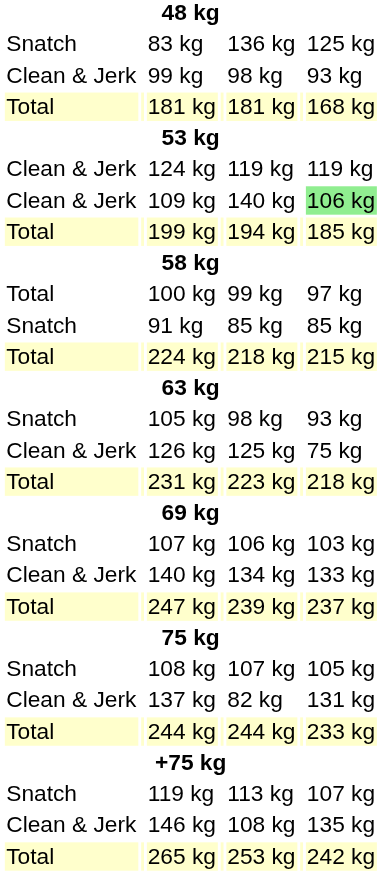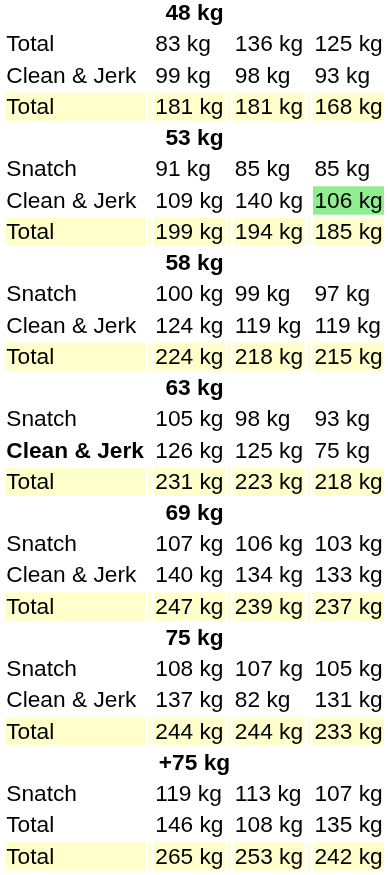(42, 44) Snatch -> (30, 44) Total
rows swapped: (175, 325) <-> (182, 169)
(30, 293) Total -> (42, 293) Snatch
(71, 450) normal -> (75, 450) bold
(71, 825) Clean & Jerk -> (30, 825) Total
